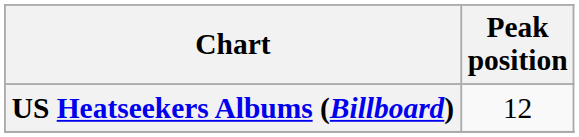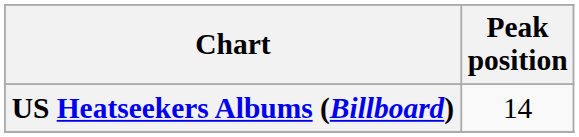(518, 107) 12 -> (518, 107) 14
